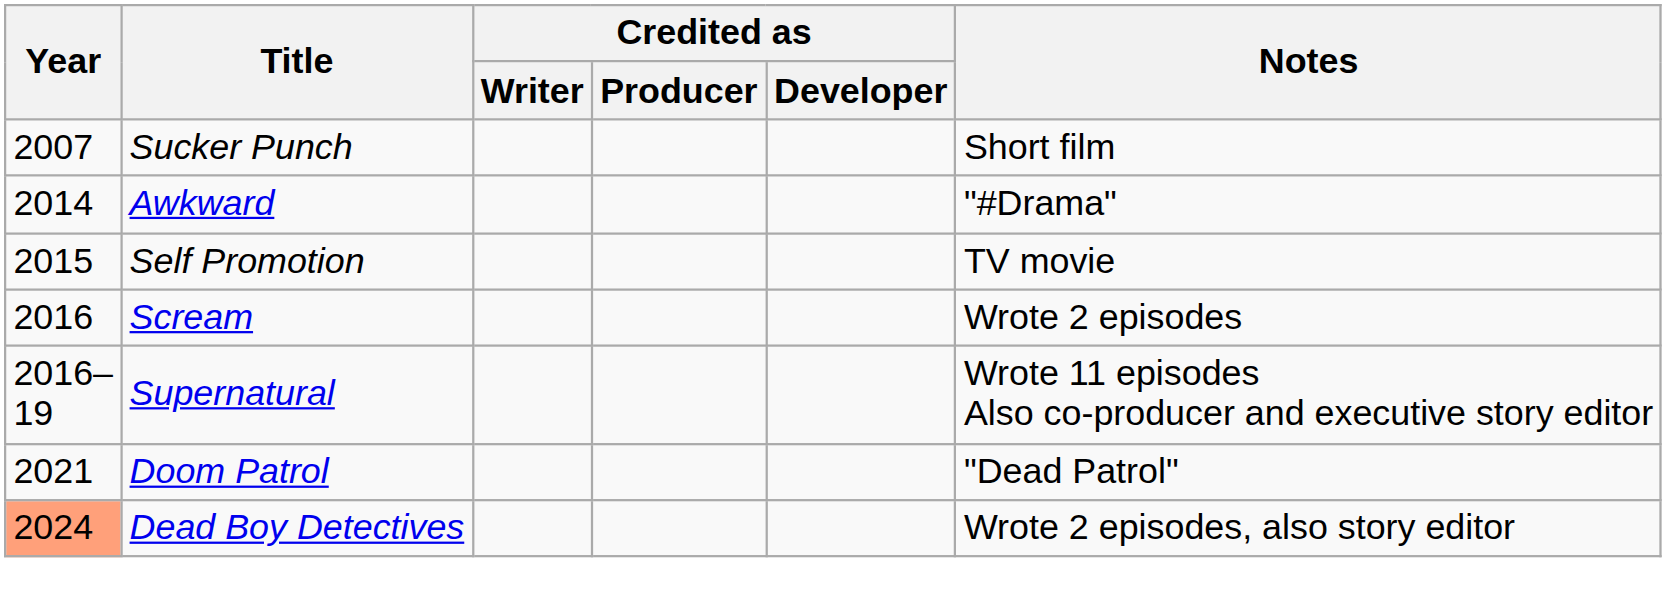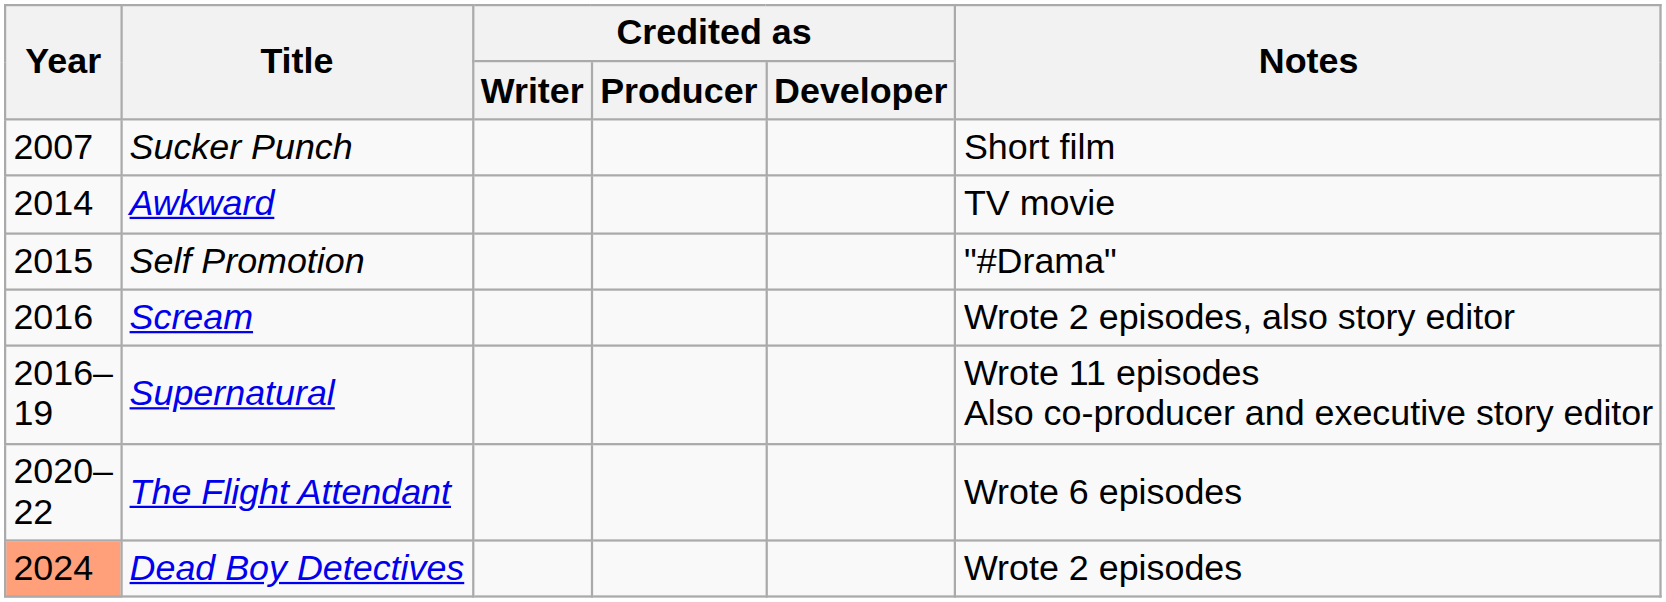(1040, 203) "#Drama" -> (1040, 203) TV movie
(1040, 260) TV movie -> (1040, 260) "#Drama"
(1103, 317) Wrote 2 episodes -> (1239, 317) Wrote 2 episodes, also story editor
+ row: (290, 491)
- row: (229, 471)
(1239, 527) Wrote 2 episodes, also story editor -> (1103, 568) Wrote 2 episodes
